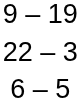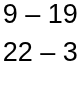- row: (40, 89)
